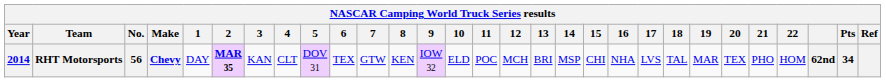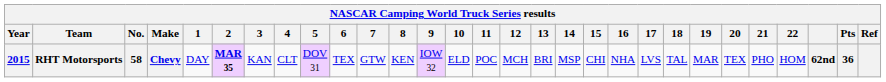(18, 60) 2014 -> (18, 60) 2015
(136, 60) 56 -> (136, 60) 58
(848, 60) 34 -> (848, 60) 36
